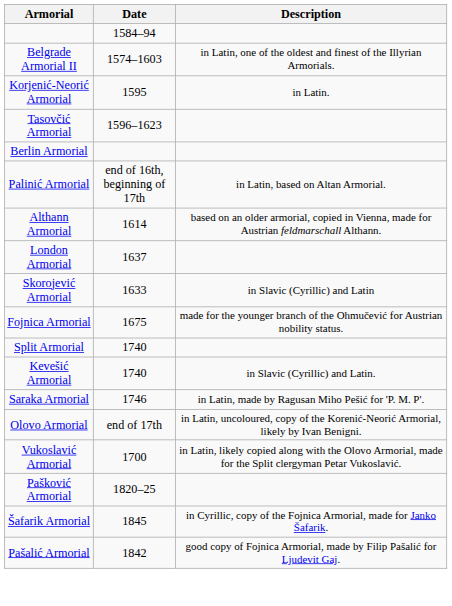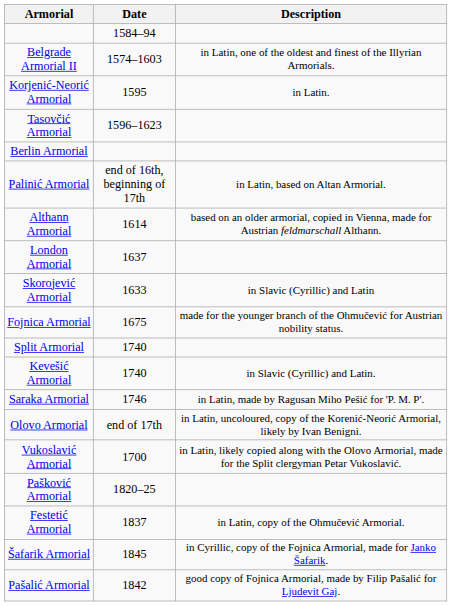+ row: (49, 522)
